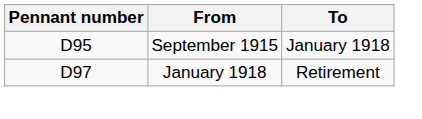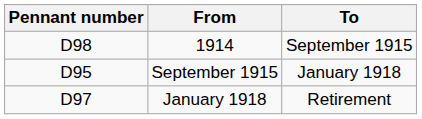+ row: (215, 45)
